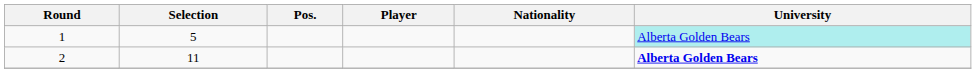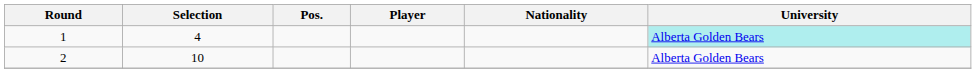(193, 36) 5 -> (198, 36) 4
(193, 57) 11 -> (198, 57) 10
(698, 57) bold -> (708, 57) normal
